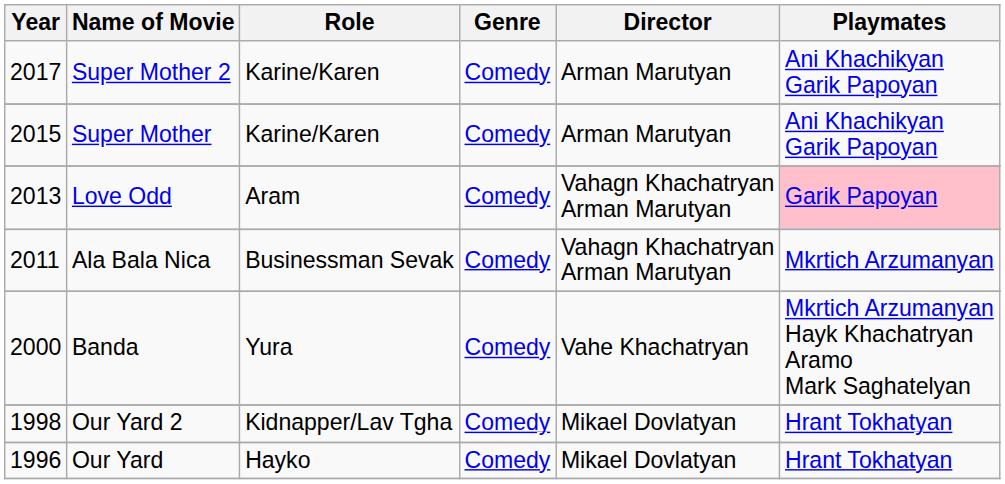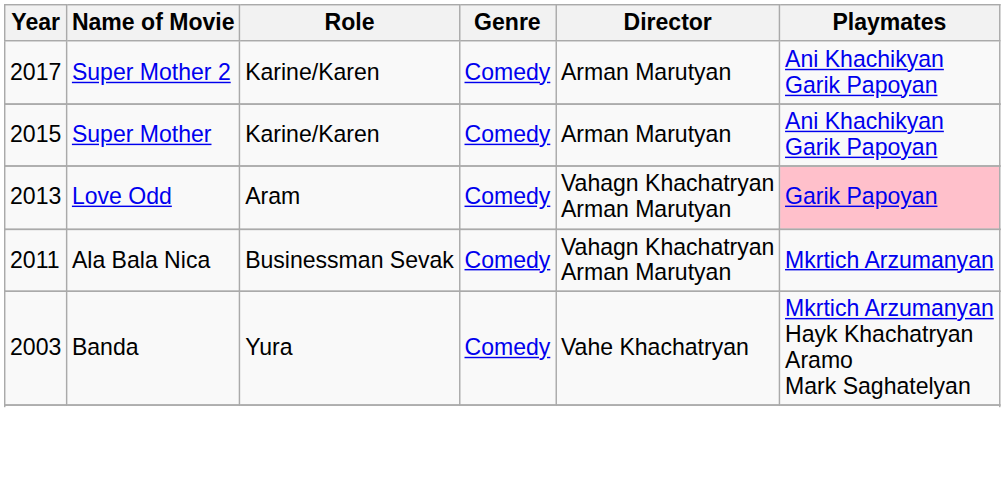(36, 348) 2000 -> (36, 348) 2003
- row: (127, 423)
- row: (118, 459)
